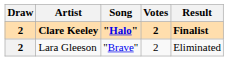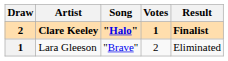(156, 30) 2 -> (156, 30) 1
(20, 47) 2 -> (20, 47) 1
